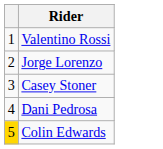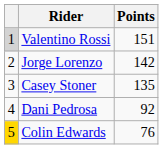+ column: (136, 16)
(11, 39) no background -> (11, 39) lightgrey background
